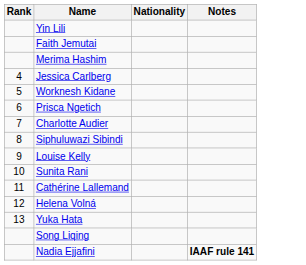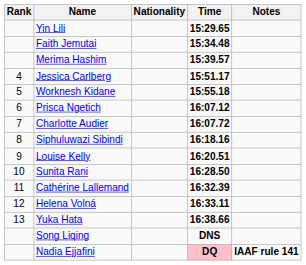+ column: (210, 12)
